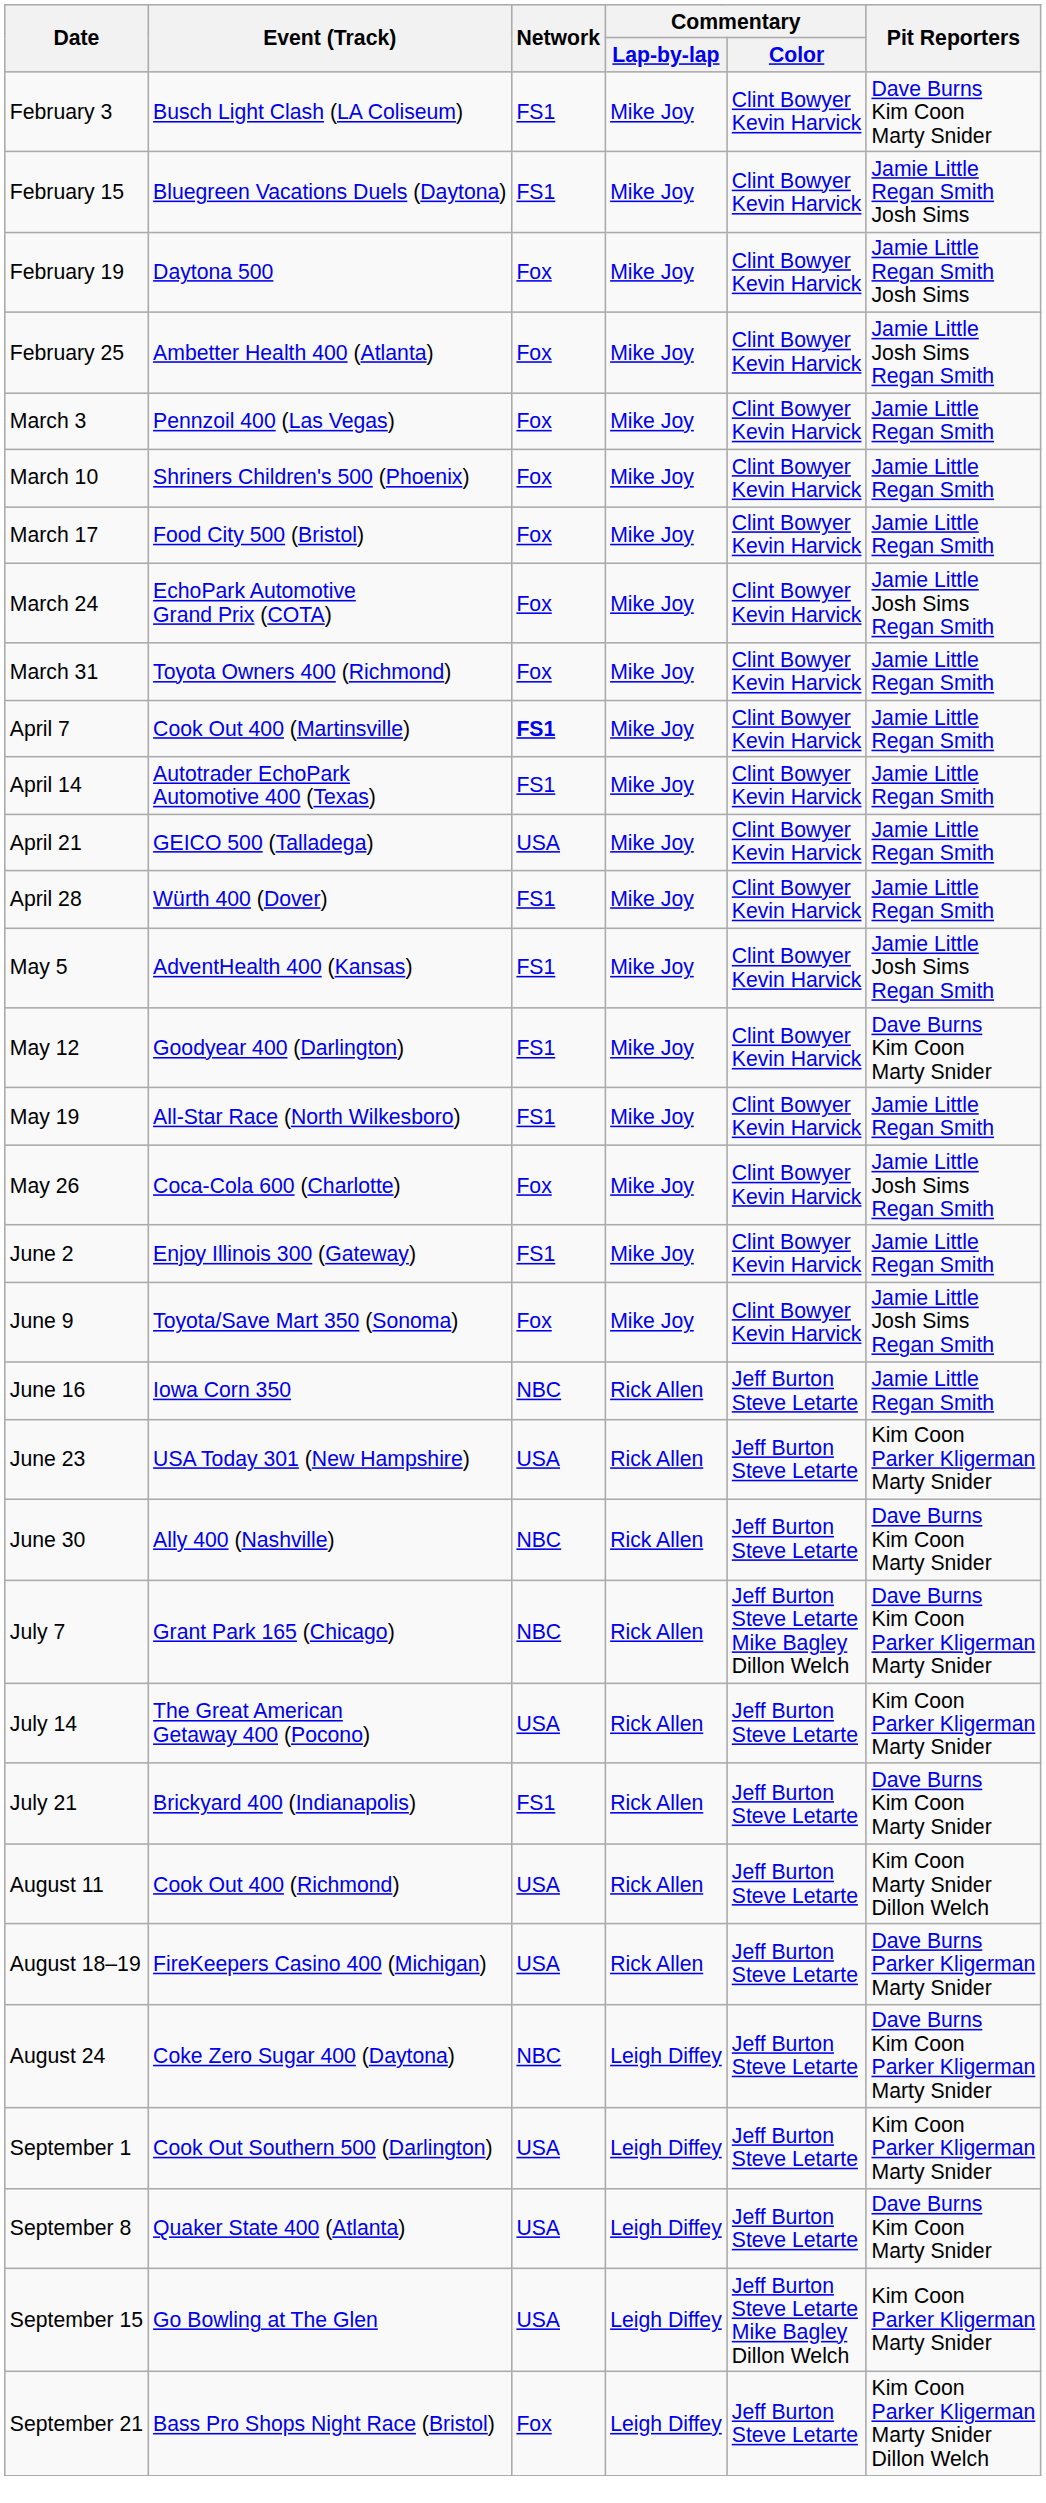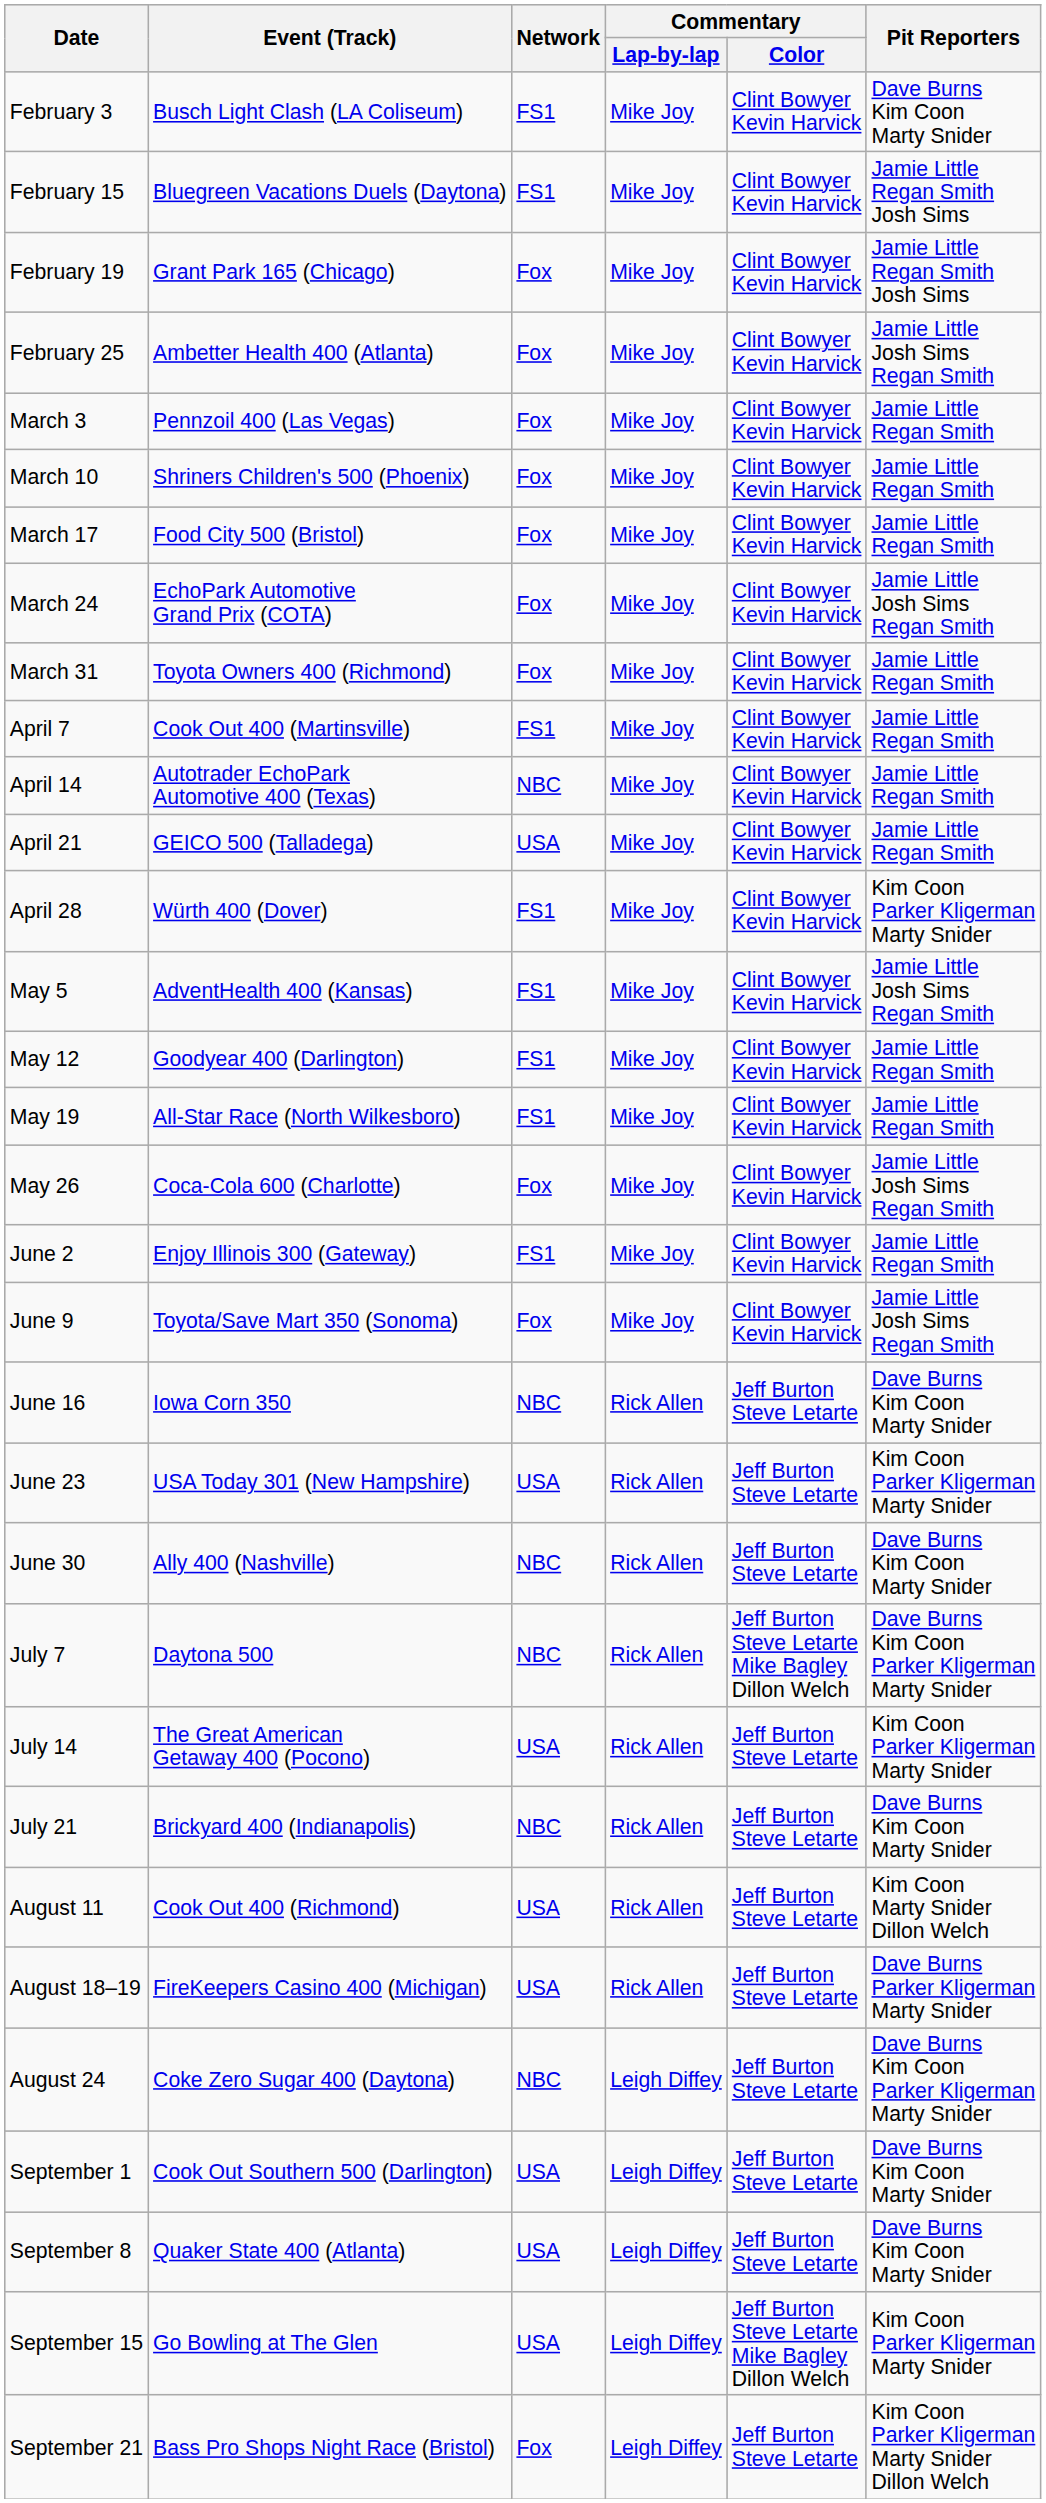(213, 272) Daytona 500 -> (274, 272) Grant Park 165 (Chicago)
(536, 728) bold -> (536, 728) normal
(536, 785) FS1 -> (539, 785) NBC
(933, 899) Jamie Little Regan Smith -> (953, 910) Kim Coon Parker Kligerman Marty Snider
(932, 1048) Dave Burns Kim Coon Marty Snider -> (933, 1059) Jamie Little Regan Smith
(933, 1390) Jamie Little Regan Smith -> (932, 1402) Dave Burns Kim Coon Marty Snider
(274, 1631) Grant Park 165 (Chicago) -> (213, 1654) Daytona 500
(536, 1803) FS1 -> (539, 1827) NBC
(953, 2148) Kim Coon Parker Kligerman Marty Snider -> (932, 2171) Dave Burns Kim Coon Marty Snider
